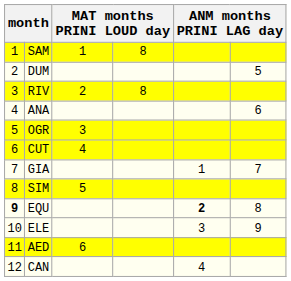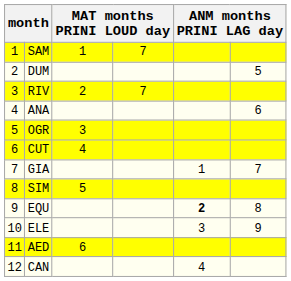(143, 52) 8 -> (143, 52) 7
(143, 91) 8 -> (143, 91) 7
(15, 208) bold -> (15, 208) normal
